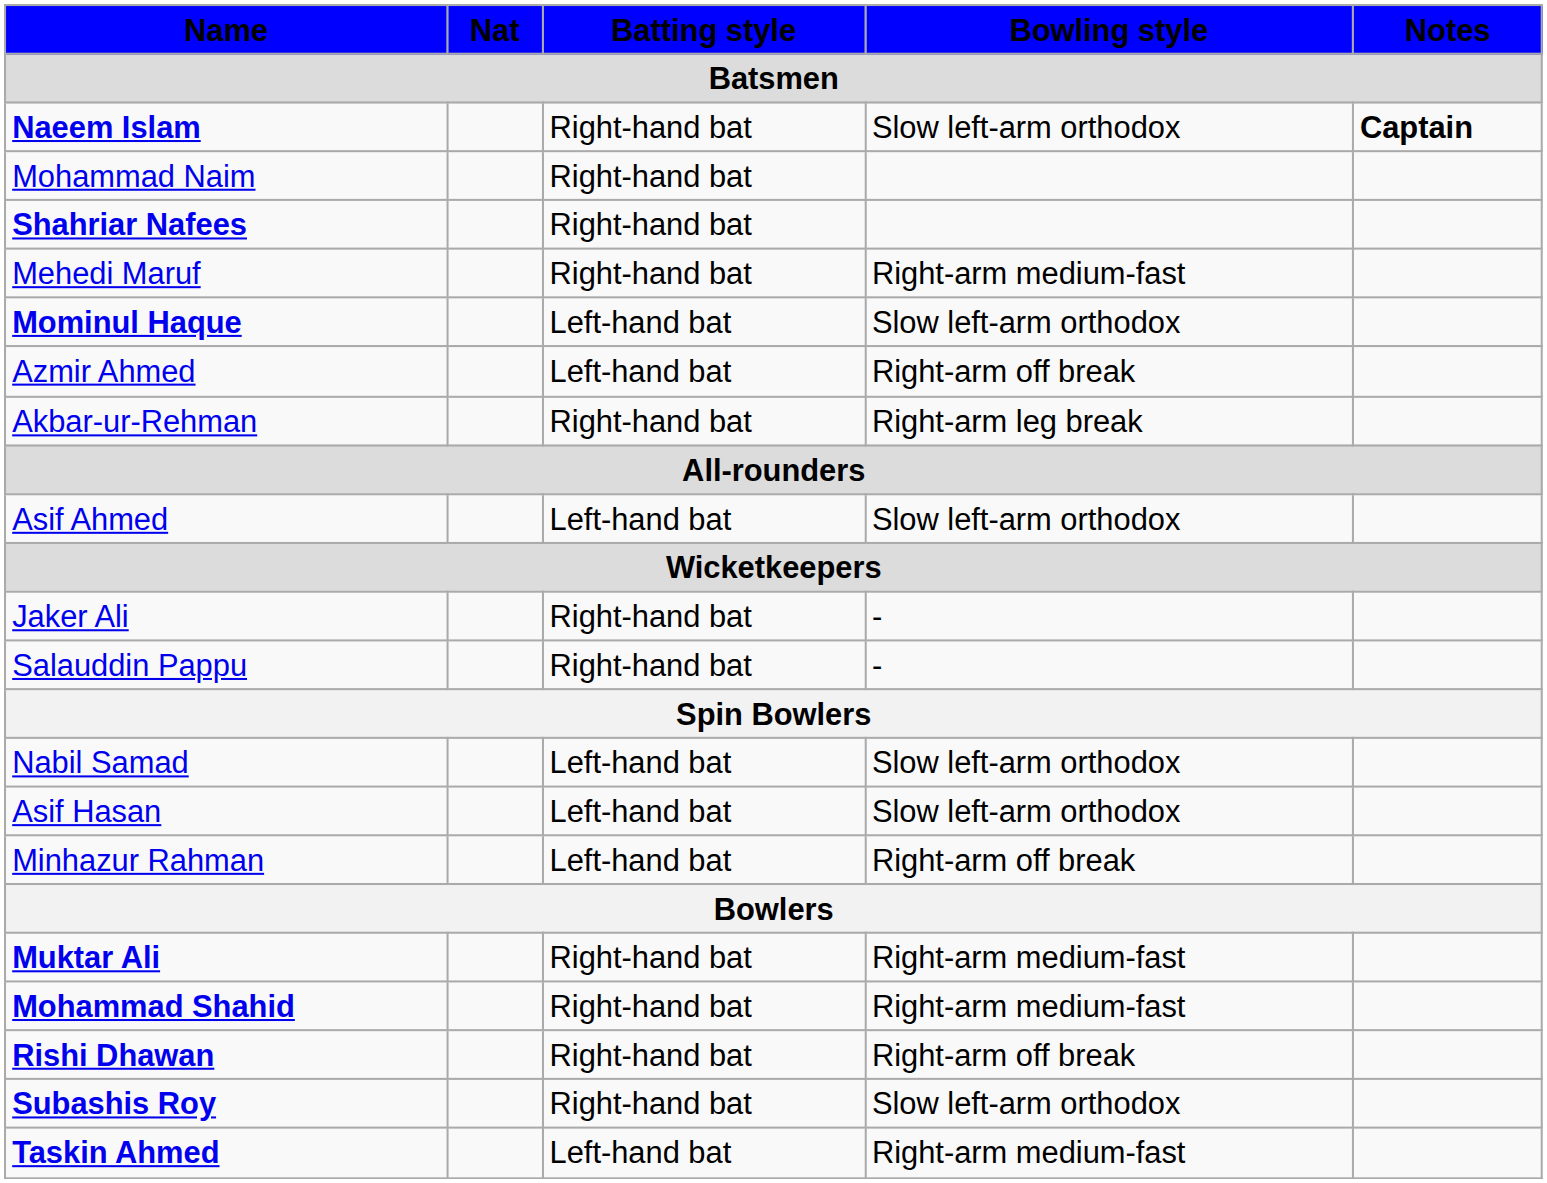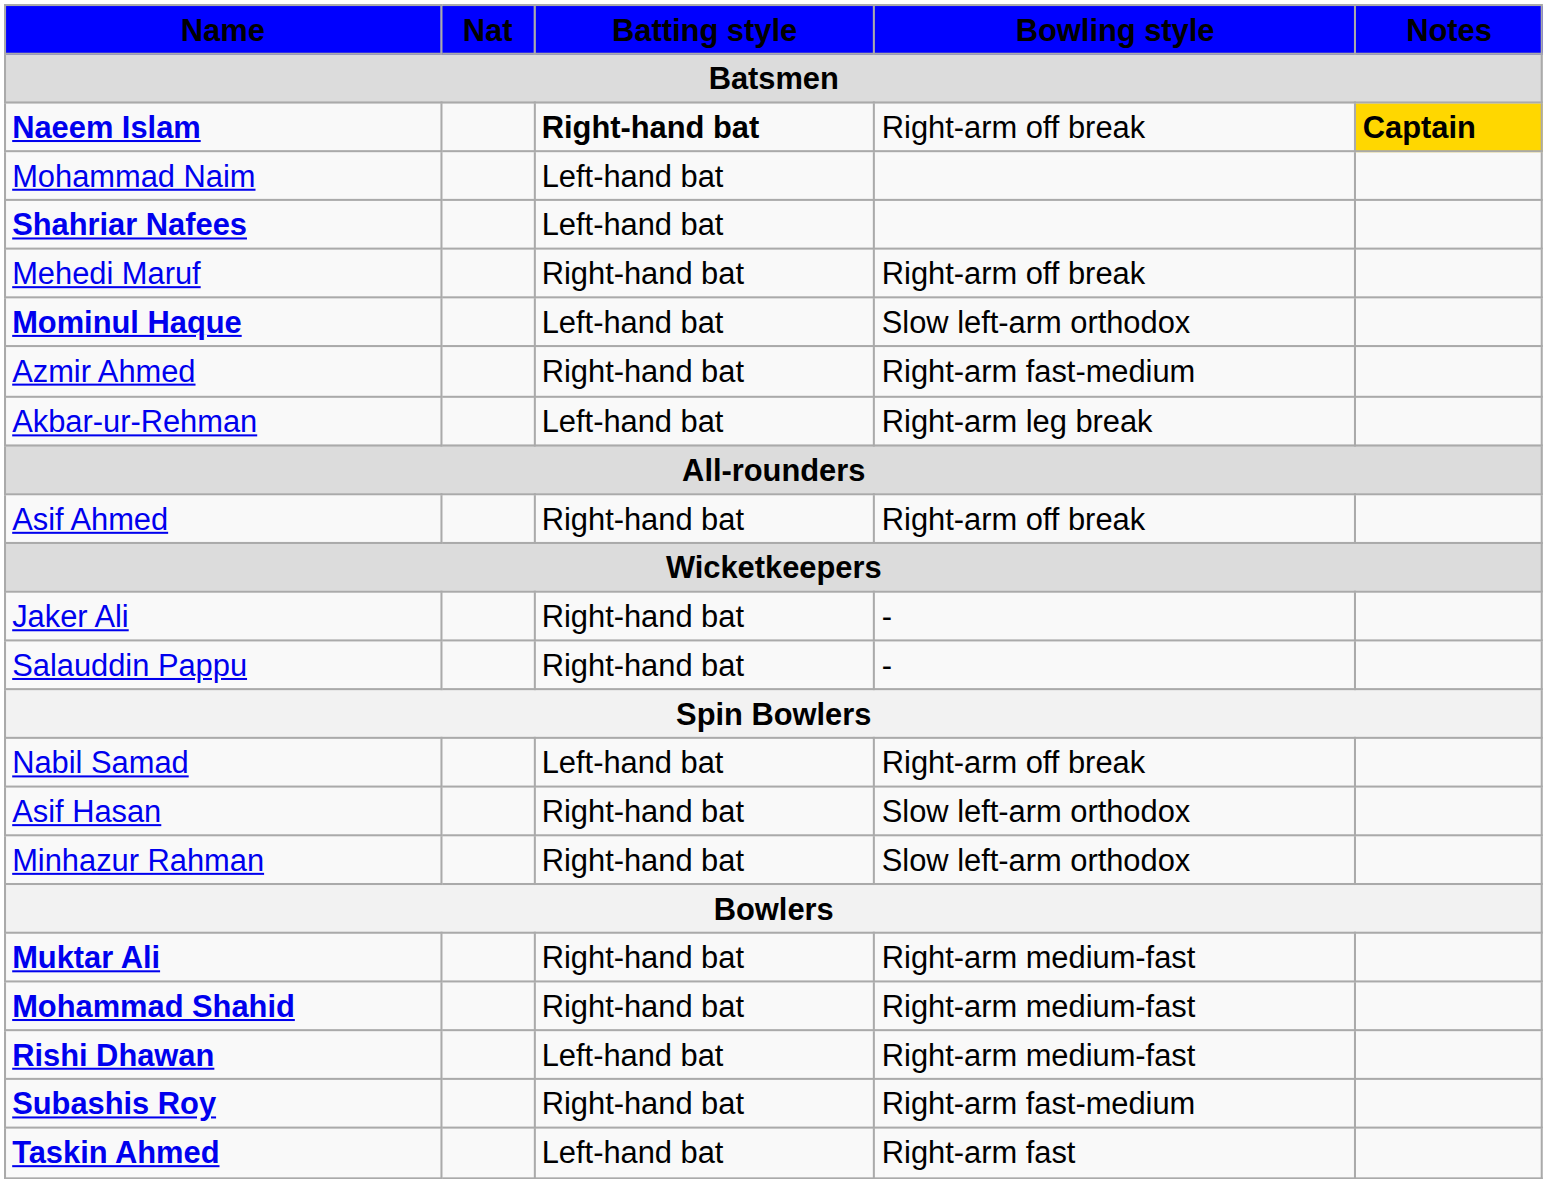(651, 127) normal -> (650, 127) bold
(1026, 127) Slow left-arm orthodox -> (1013, 127) Right-arm off break
(1416, 127) no background -> (1419, 127) gold background
(651, 176) Right-hand bat -> (633, 176) Left-hand bat
(651, 225) Right-hand bat -> (633, 225) Left-hand bat
(1029, 274) Right-arm medium-fast -> (1013, 274) Right-arm off break
(640, 372) Left-hand bat -> (643, 372) Right-hand bat
(1004, 372) Right-arm off break -> (1039, 372) Right-arm fast-medium
(651, 420) Right-hand bat -> (633, 420) Left-hand bat
(640, 518) Left-hand bat -> (643, 518) Right-hand bat
(1026, 518) Slow left-arm orthodox -> (1013, 518) Right-arm off break
(1026, 762) Slow left-arm orthodox -> (1013, 762) Right-arm off break
(640, 811) Left-hand bat -> (643, 811) Right-hand bat
(640, 860) Left-hand bat -> (643, 860) Right-hand bat
(1004, 860) Right-arm off break -> (1036, 860) Slow left-arm orthodox
(651, 1055) Right-hand bat -> (633, 1055) Left-hand bat
(1004, 1055) Right-arm off break -> (1039, 1055) Right-arm medium-fast
(1026, 1104) Slow left-arm orthodox -> (1039, 1104) Right-arm fast-medium
(1029, 1153) Right-arm medium-fast -> (979, 1153) Right-arm fast
